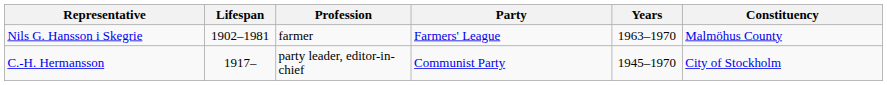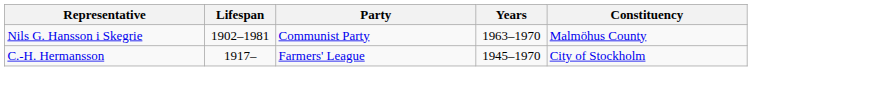- column: (343, 14)
(457, 35) Farmers' League -> (324, 35) Communist Party
(460, 63) Communist Party -> (322, 55) Farmers' League
